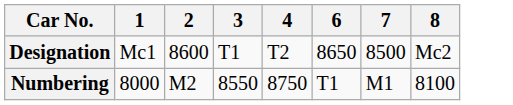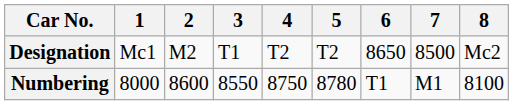+ column: (336, 20)
(189, 52) 8600 -> (183, 52) M2
(183, 83) M2 -> (189, 83) 8600
